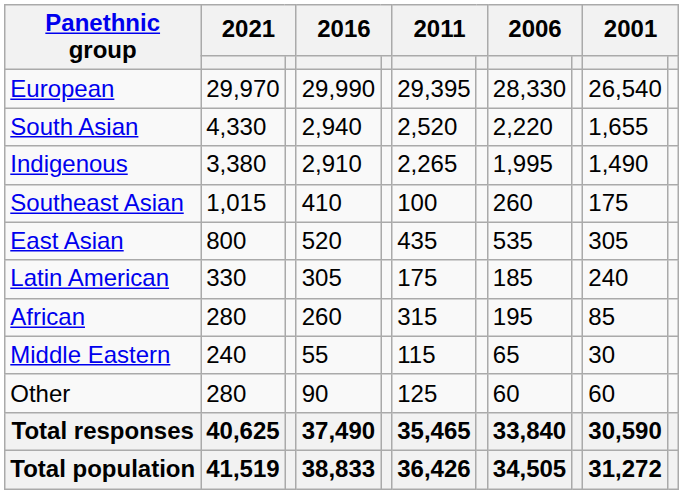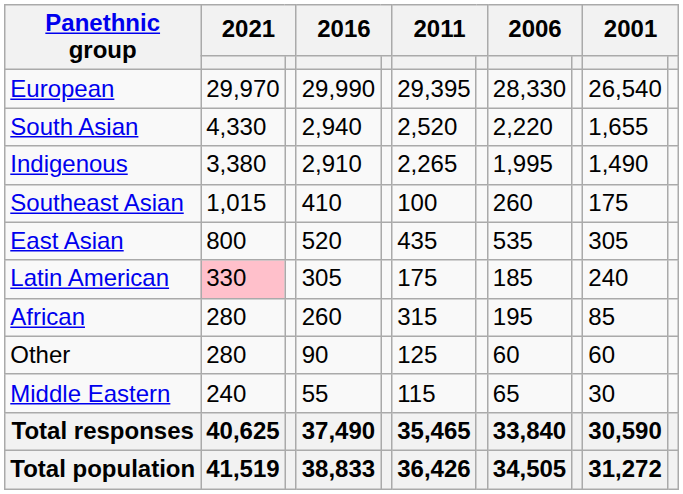(226, 278) no background -> (226, 278) pink background
rows swapped: (90, 355) <-> (40, 393)
